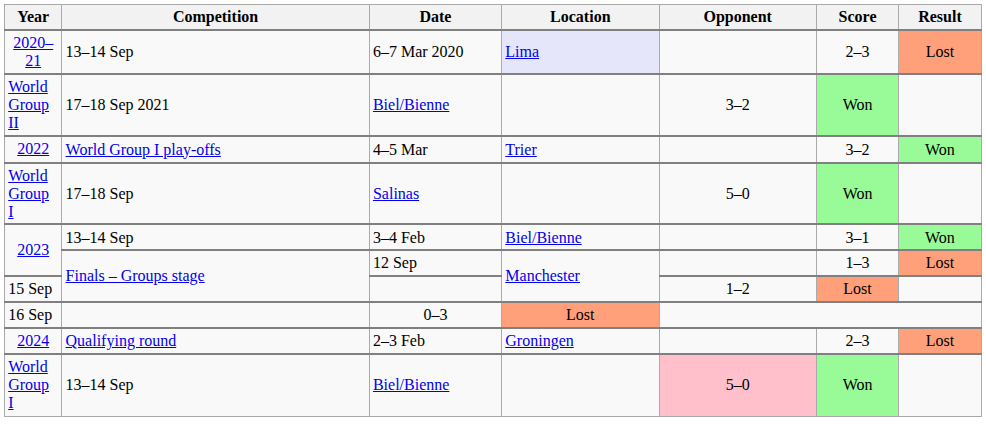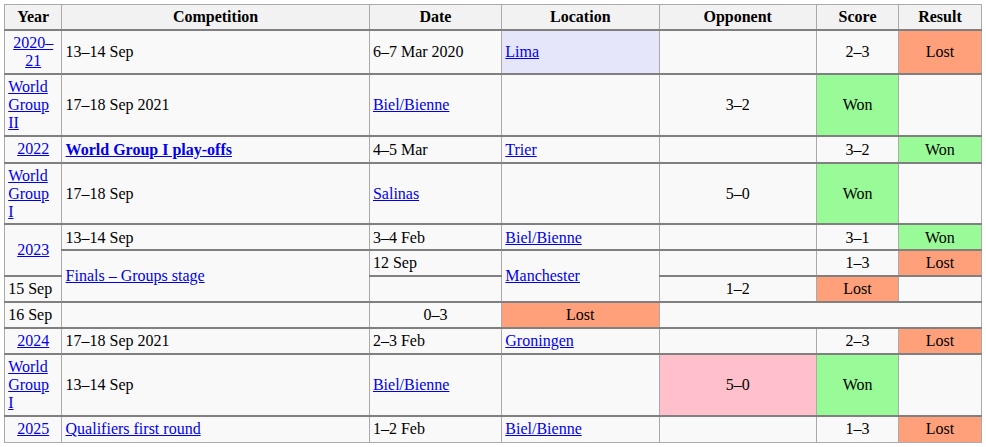(143, 149) normal -> (149, 149) bold
(121, 341) Qualifying round -> (118, 341) 17–18 Sep 2021
+ row: (33, 429)
